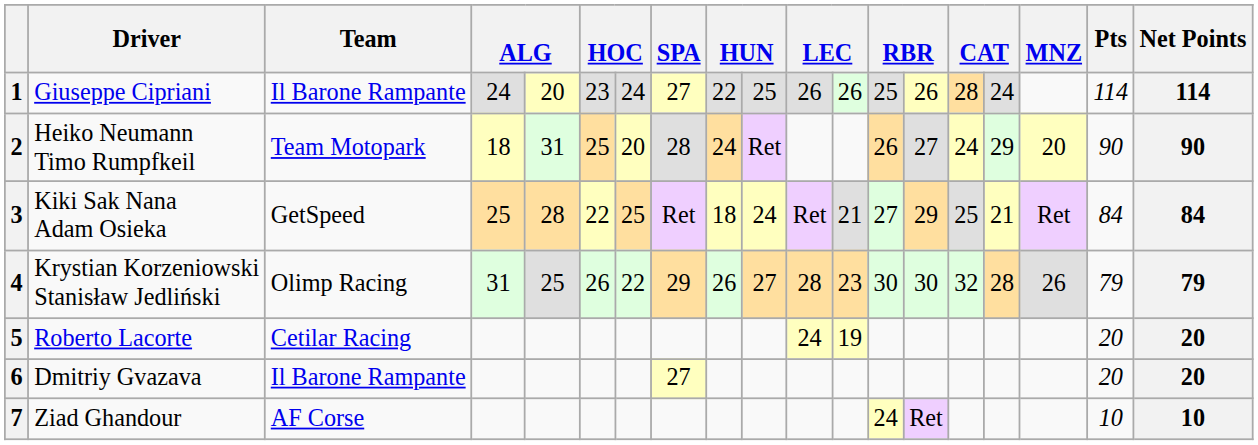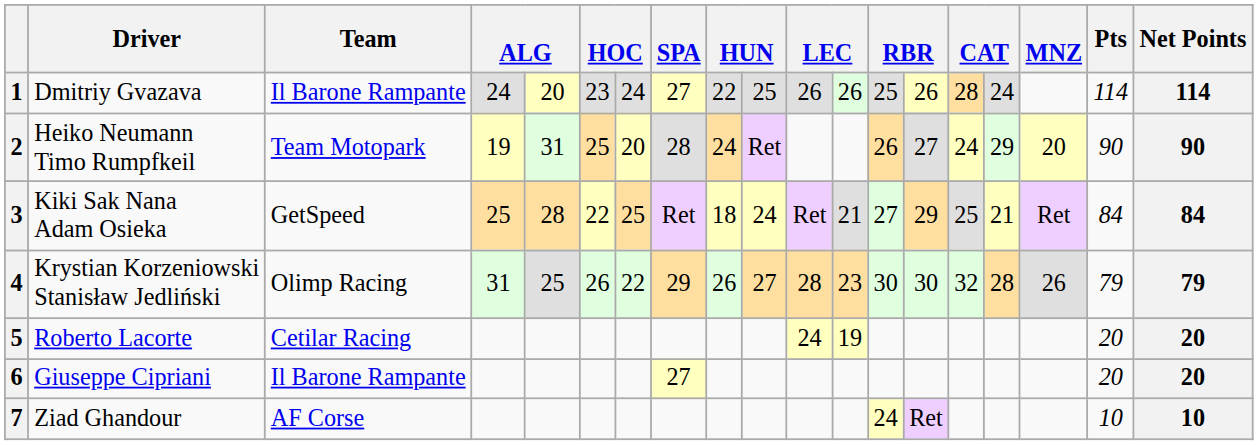(123, 92) Giuseppe Cipriani -> (118, 92) Dmitriy Gvazava
(498, 146) 18 -> (498, 146) 19
(118, 377) Dmitriy Gvazava -> (123, 377) Giuseppe Cipriani
